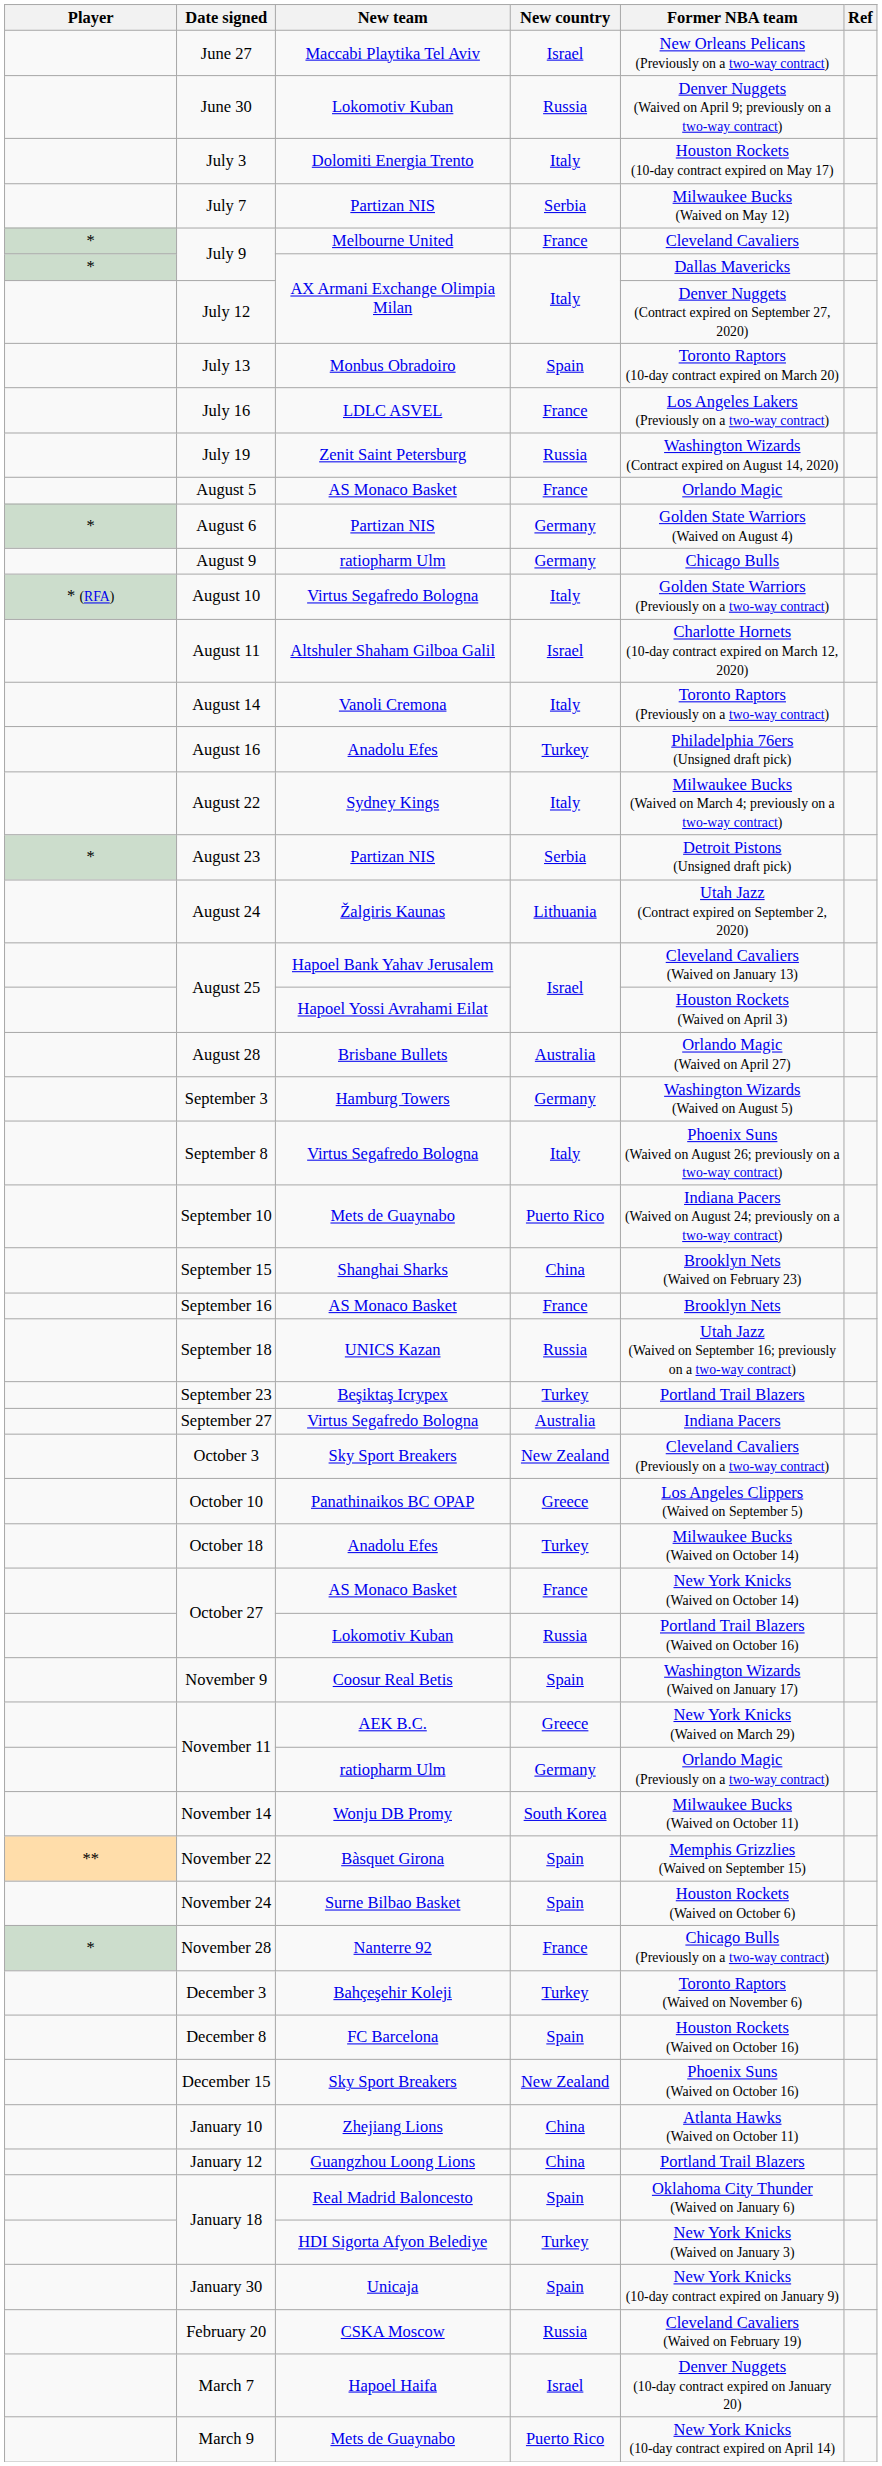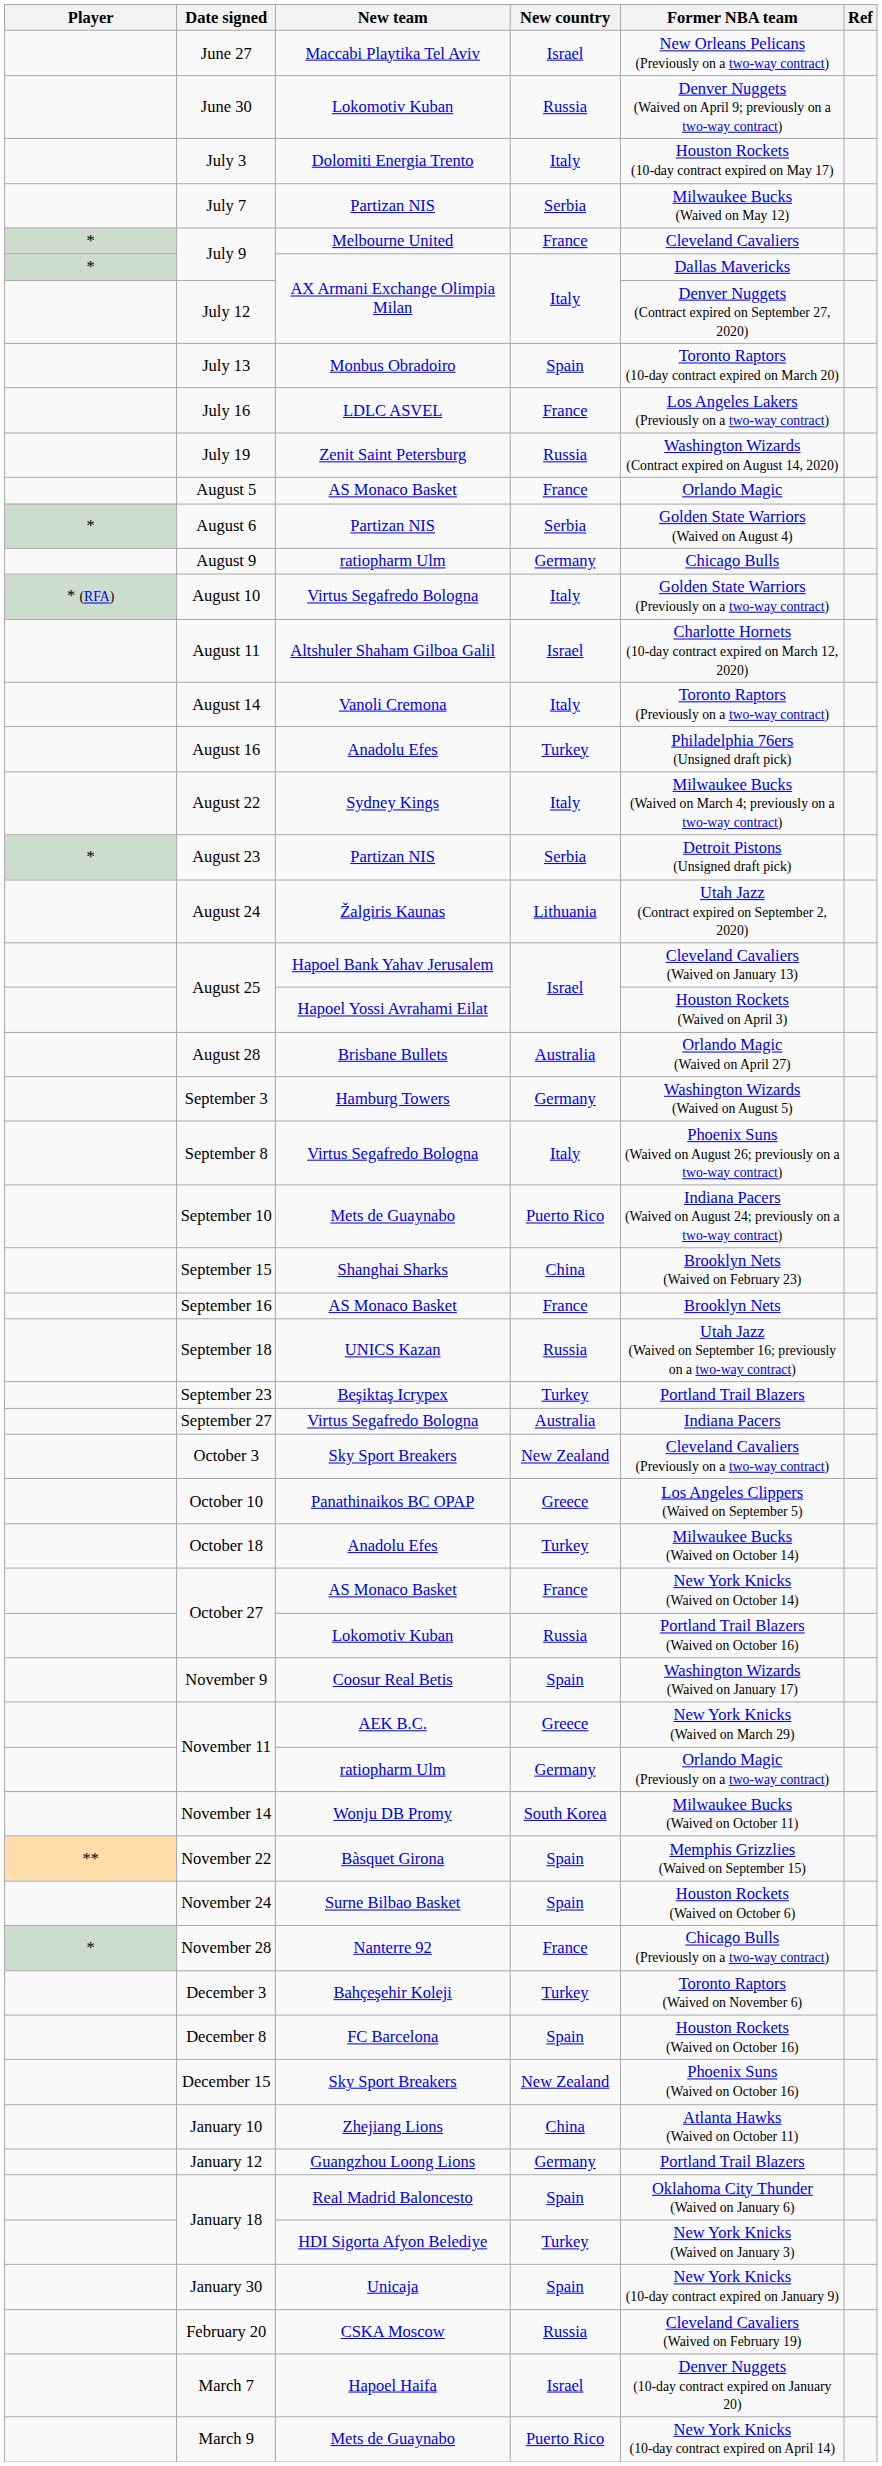(565, 525) Germany -> (565, 525) Serbia
(565, 2162) China -> (565, 2162) Germany
